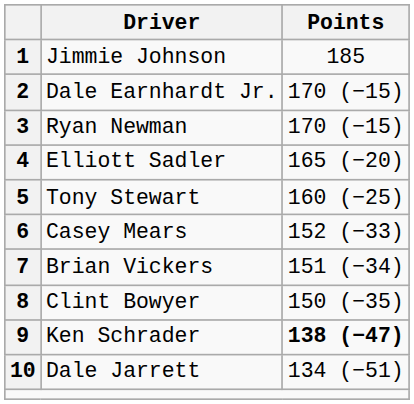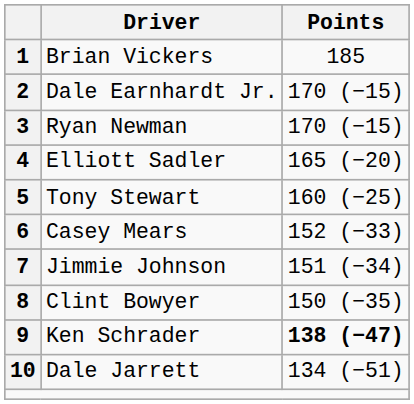(136, 57) Jimmie Johnson -> (130, 57) Brian Vickers
(130, 267) Brian Vickers -> (136, 267) Jimmie Johnson
